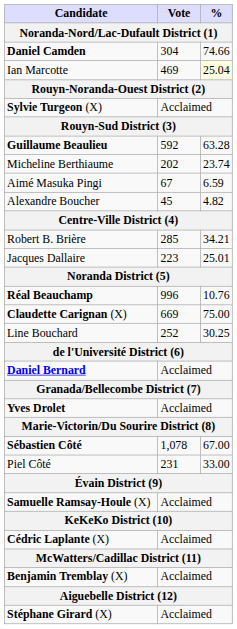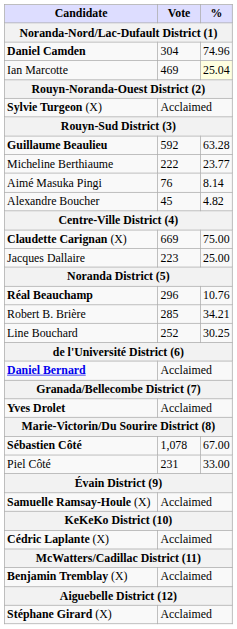(216, 51) 74.66 -> (216, 51) 74.96
(169, 164) 202 -> (169, 164) 222
(216, 164) 23.74 -> (216, 164) 23.77
(166, 182) 67 -> (166, 182) 76
(213, 182) 6.59 -> (213, 182) 8.14
rows swapped: (67, 314) <-> (46, 239)
(216, 257) 25.01 -> (216, 257) 25.00
(169, 295) 996 -> (169, 295) 296
